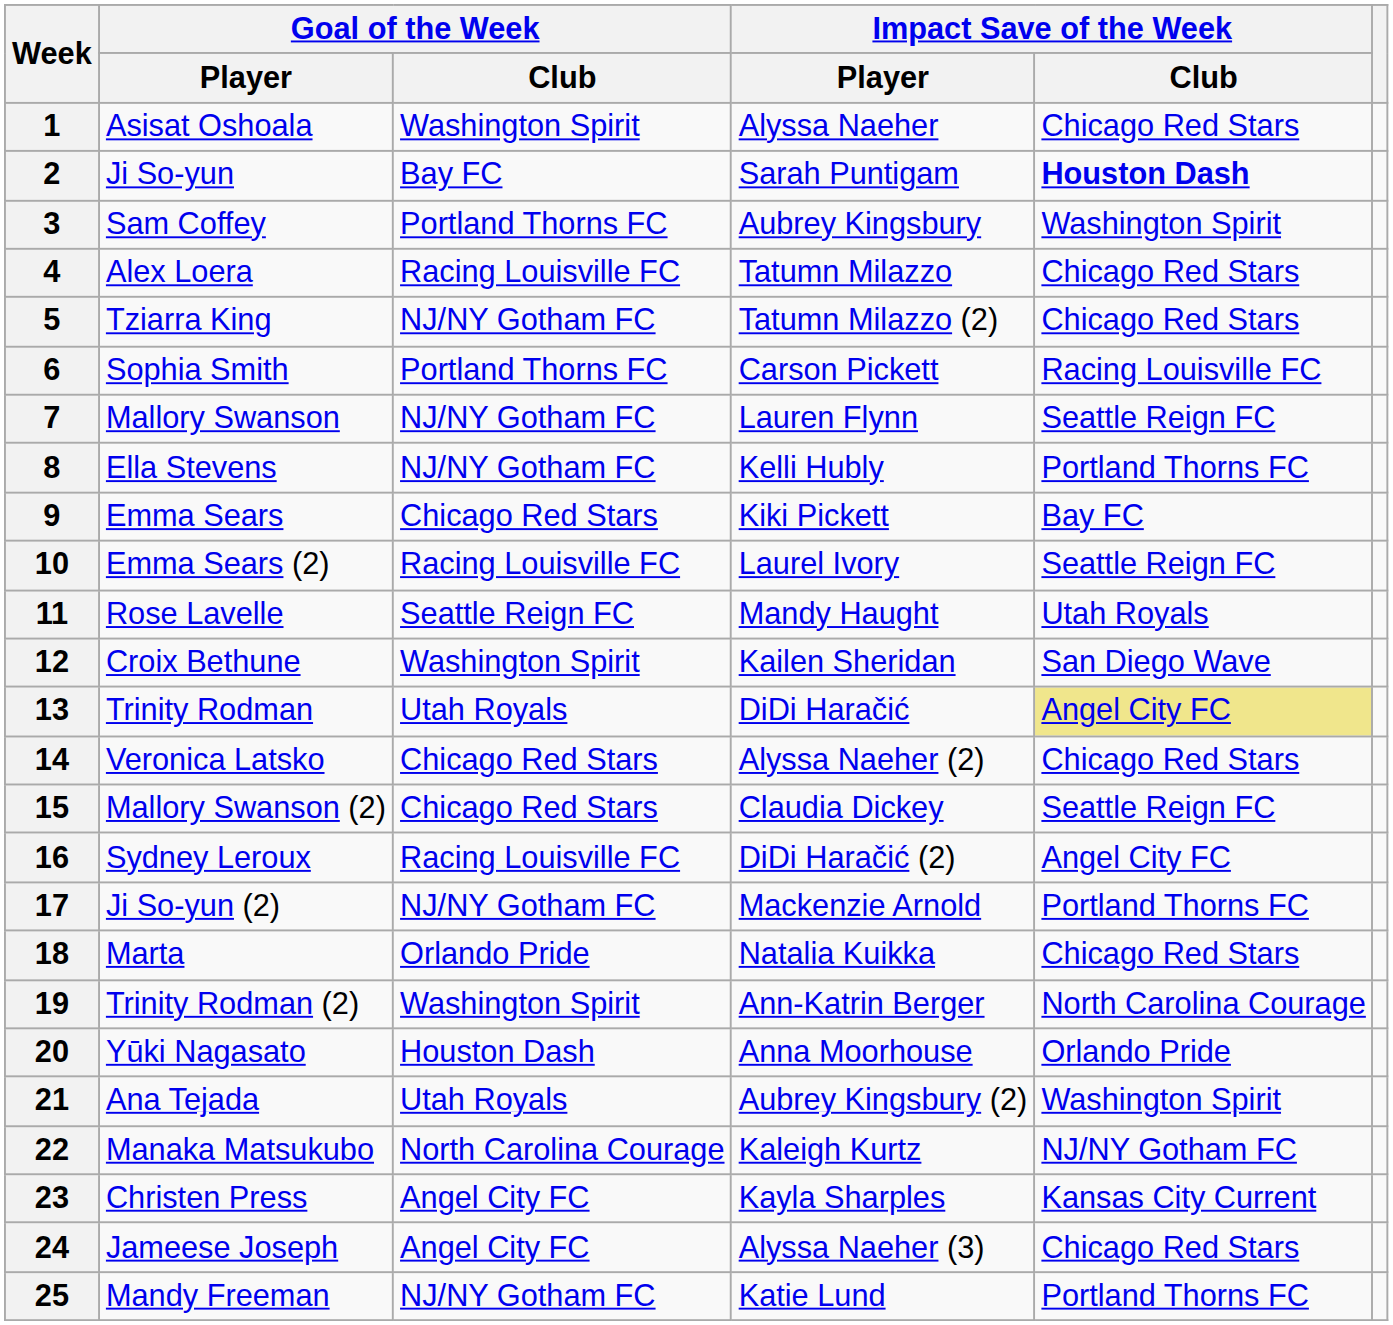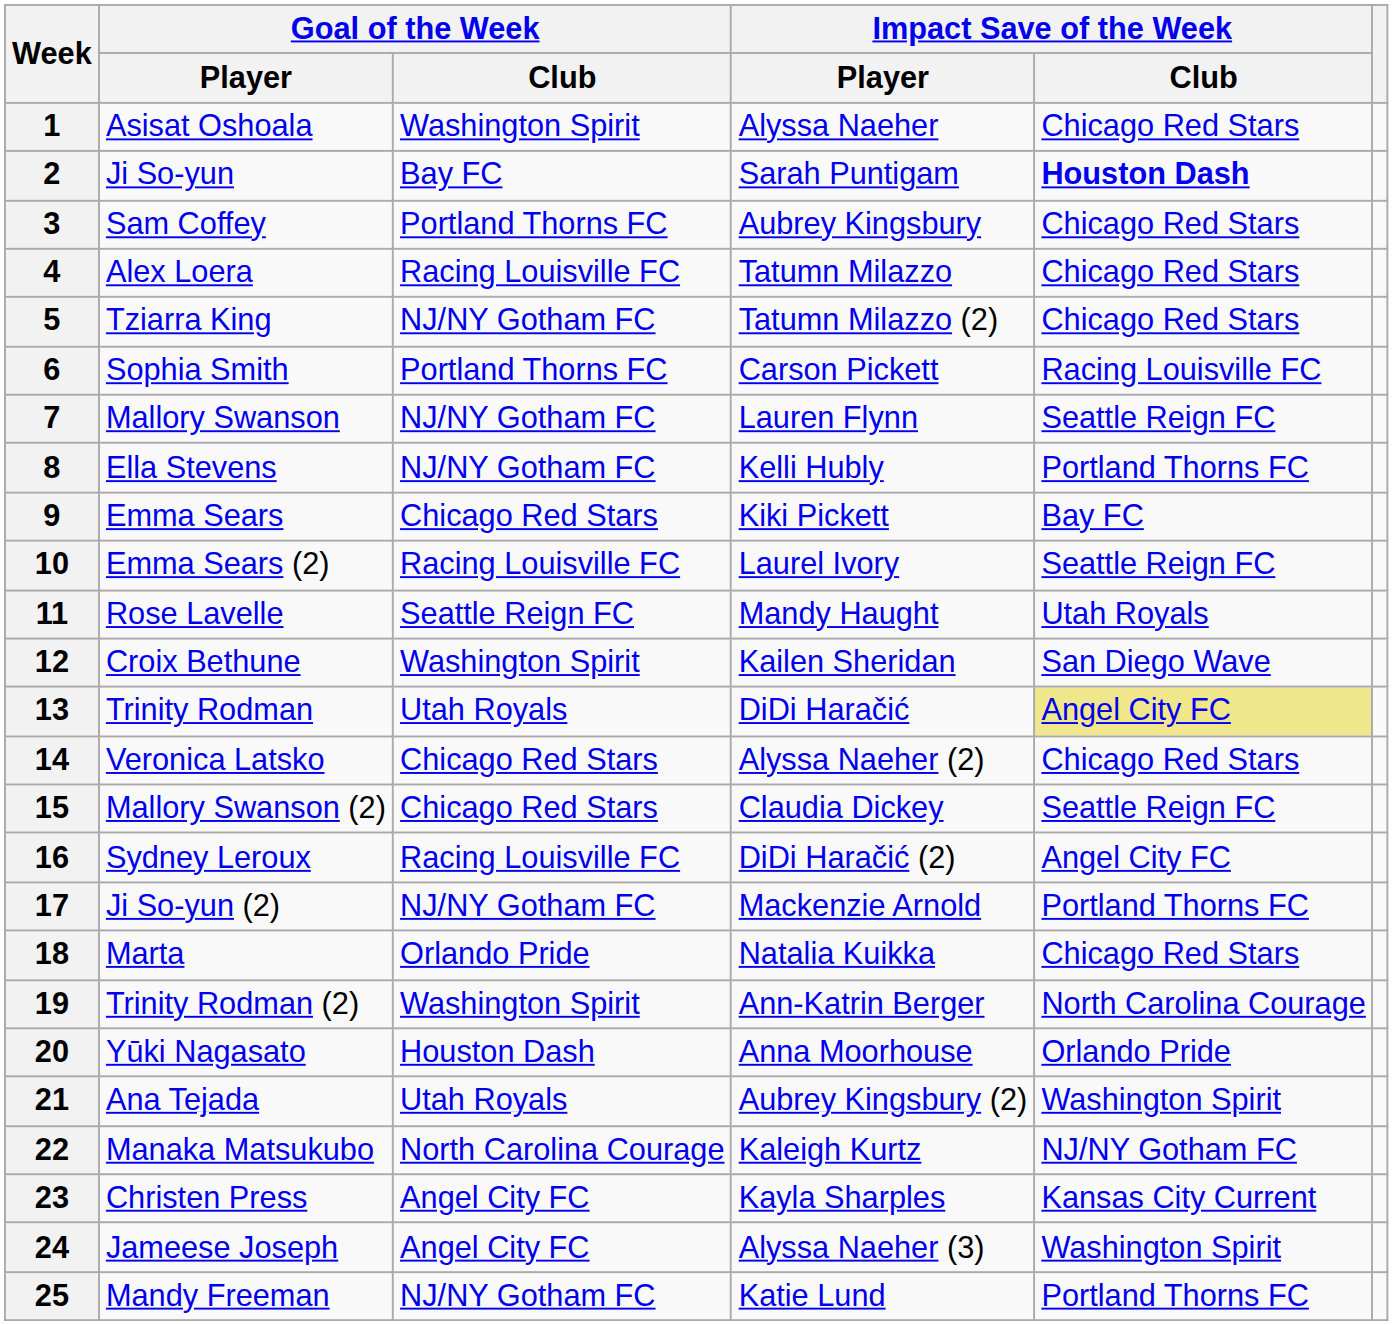(1161, 223) Washington Spirit -> (1170, 223) Chicago Red Stars
(1170, 1246) Chicago Red Stars -> (1161, 1246) Washington Spirit
